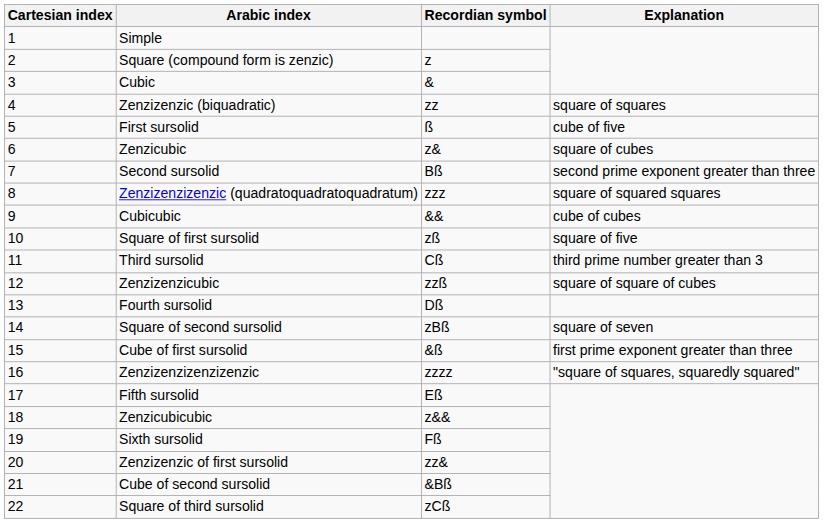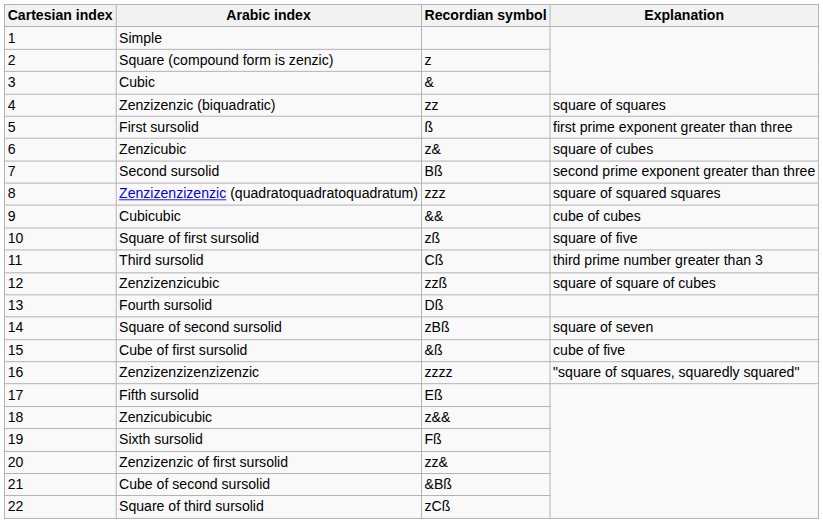(589, 127) cube of five -> (673, 127) first prime exponent greater than three
(673, 350) first prime exponent greater than three -> (589, 350) cube of five
